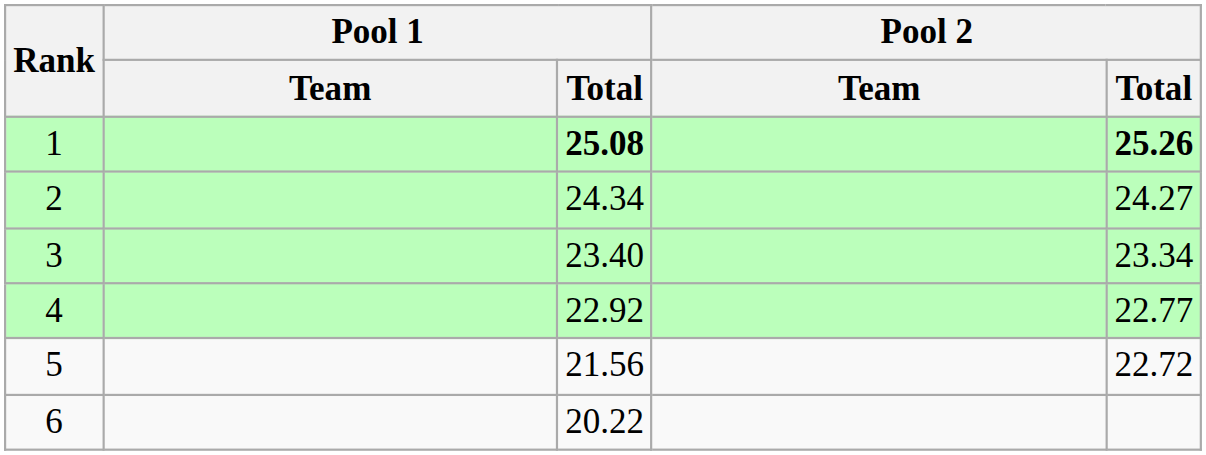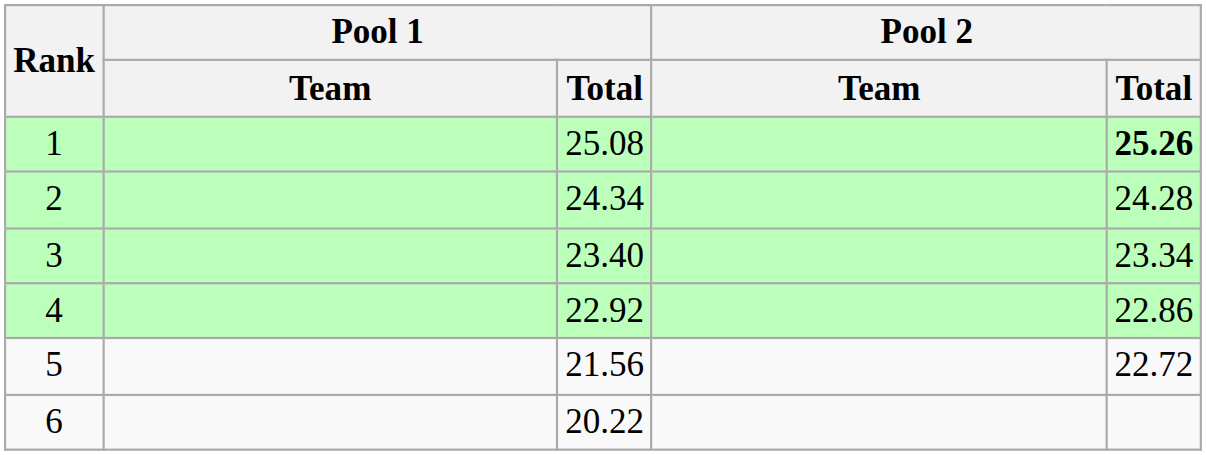(605, 143) bold -> (605, 143) normal
(1154, 198) 24.27 -> (1154, 198) 24.28
(1154, 310) 22.77 -> (1154, 310) 22.86
